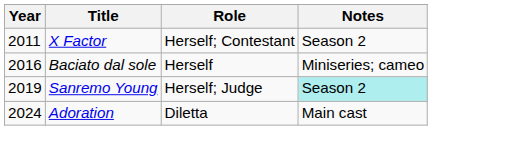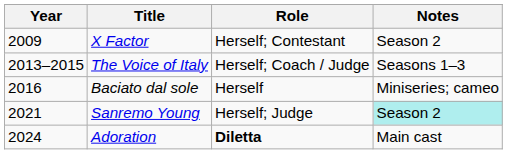(24, 40) 2011 -> (25, 40) 2009
+ row: (150, 64)
(25, 88) 2019 -> (25, 112) 2021
(186, 112) normal -> (238, 137) bold
